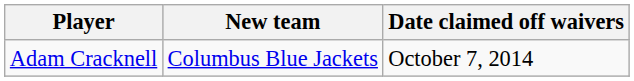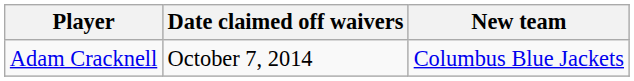columns swapped: (273, 22) <-> (506, 22)
